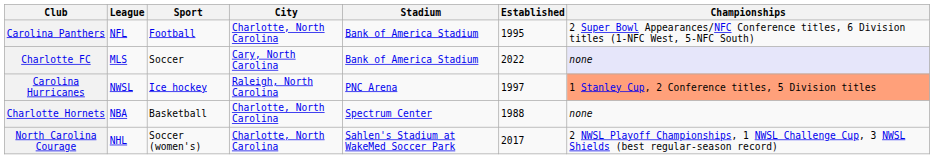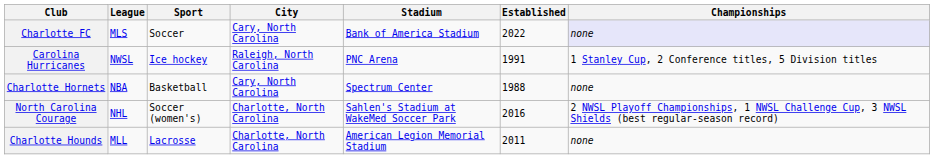- row: (56, 33)
(513, 87) 1997 -> (514, 60) 1991
(723, 87) lightsalmon background -> (724, 60) no background
(278, 114) Charlotte, North Carolina -> (264, 87) Cary, North Carolina
(513, 141) 2017 -> (514, 114) 2016
+ row: (56, 141)
